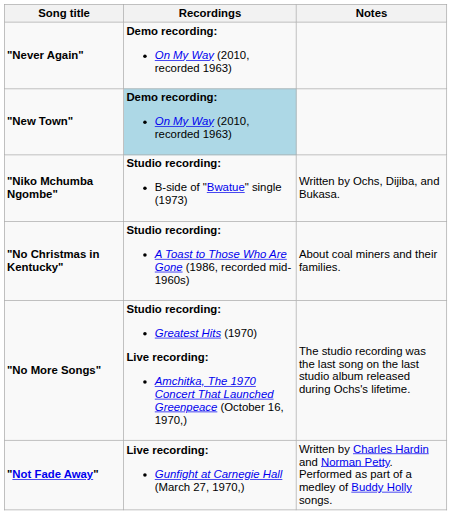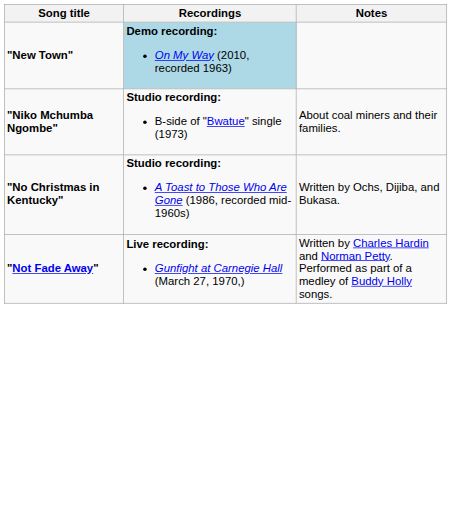- row: (45, 55)
(369, 188) Written by Ochs, Dijiba, and Bukasa. -> (368, 121) About coal miners and their families.
(368, 260) About coal miners and their families. -> (369, 194) Written by Ochs, Dijiba, and Bukasa.
- row: (54, 370)
